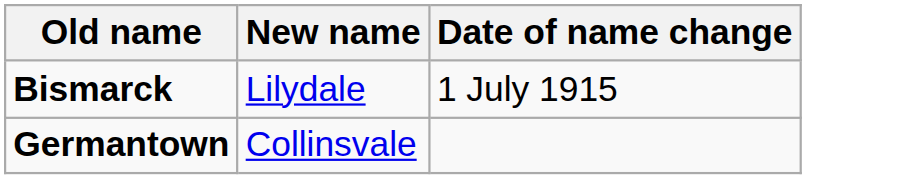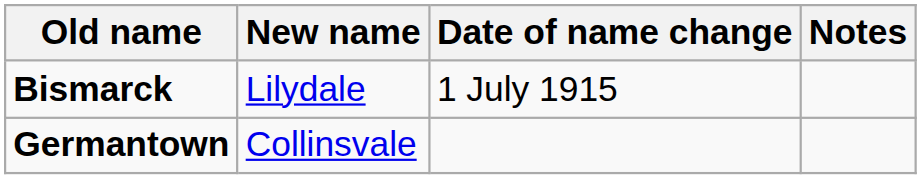+ column: (858, 32)
